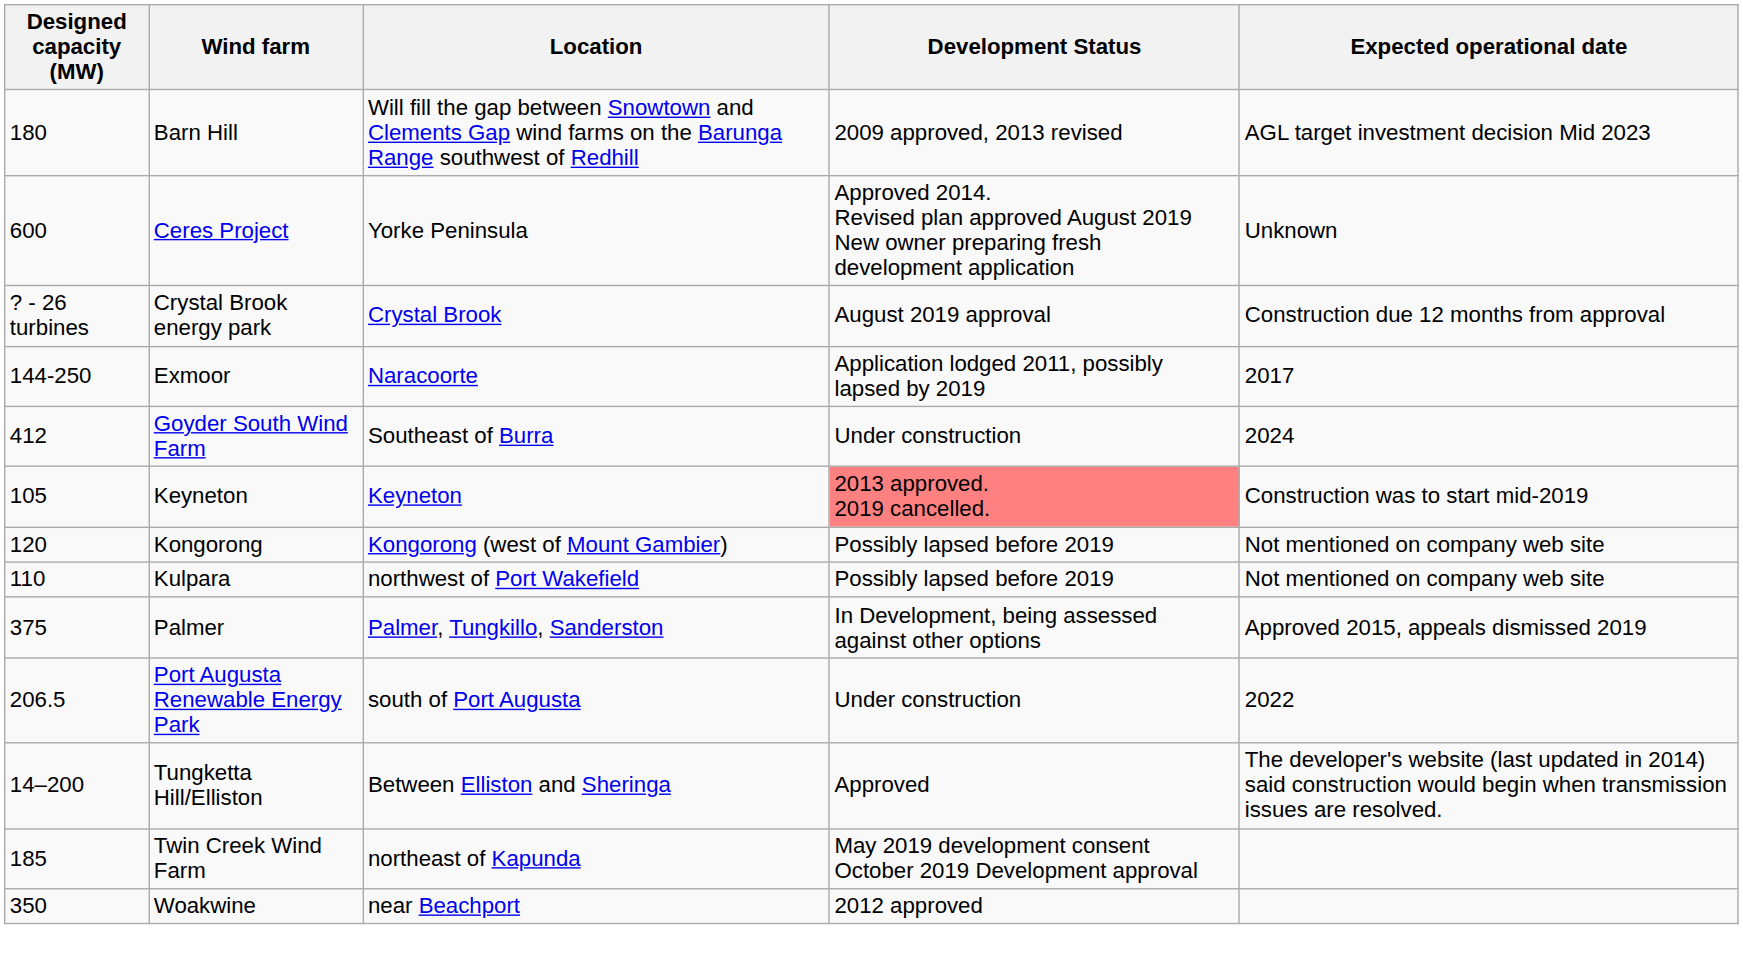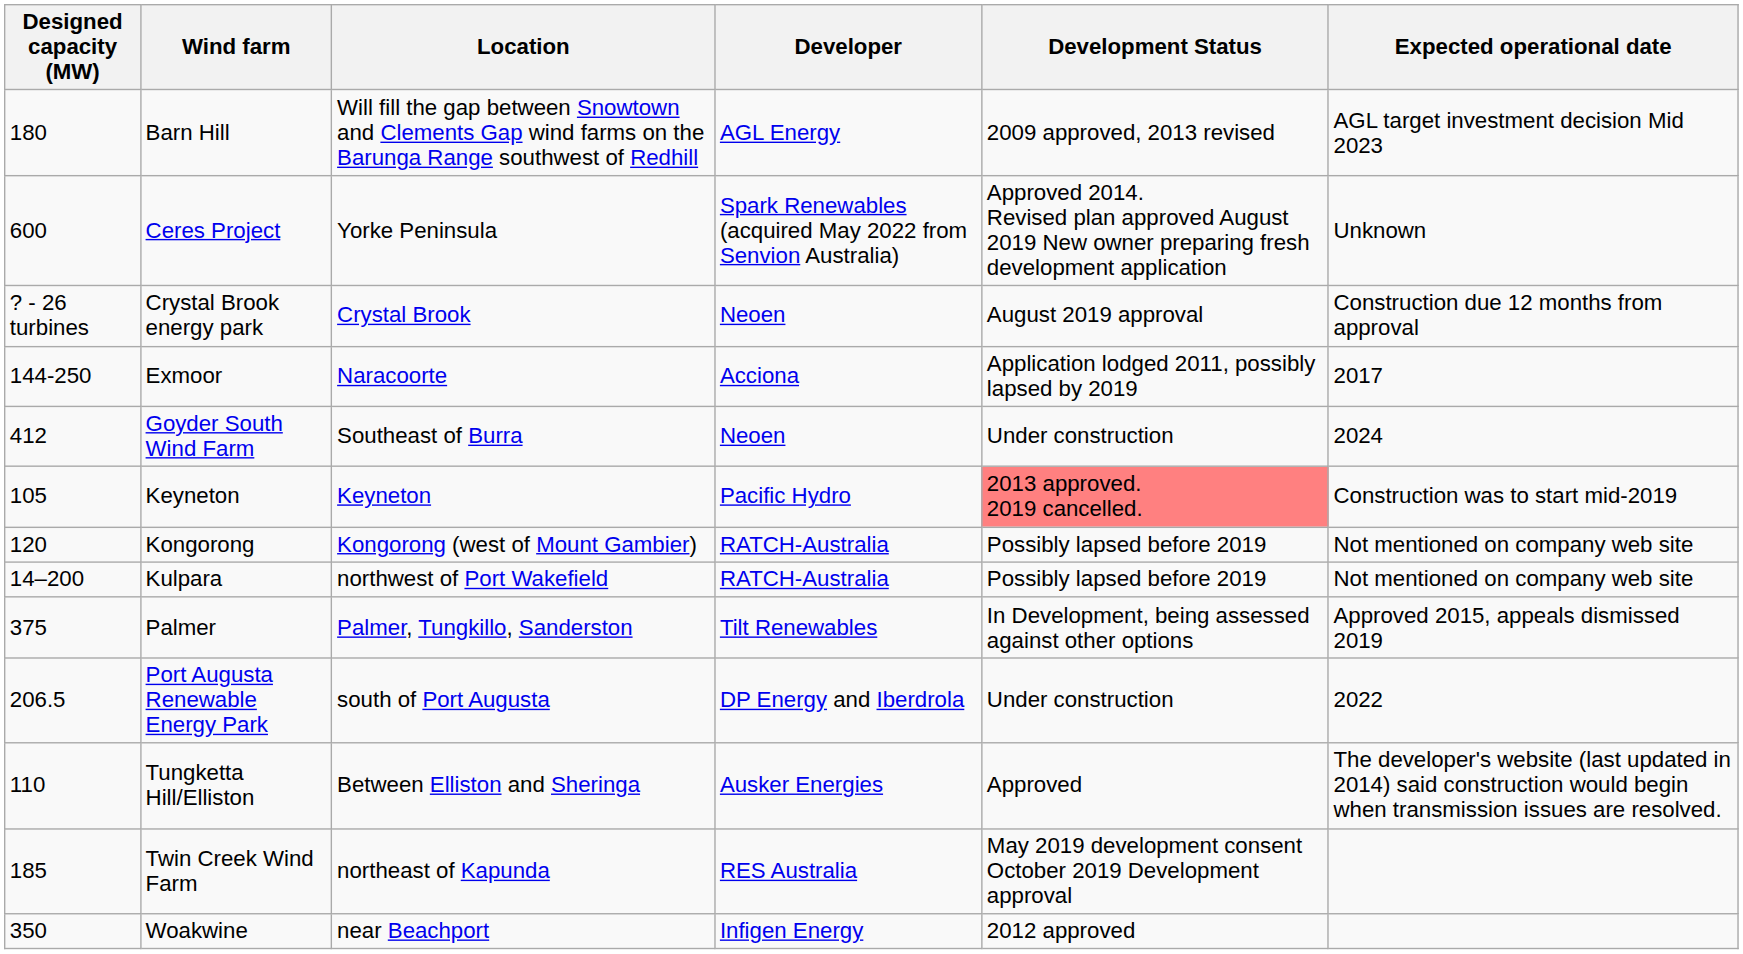+ column: (848, 47)
(28, 579) 110 -> (47, 579) 14–200
(47, 785) 14–200 -> (28, 785) 110
